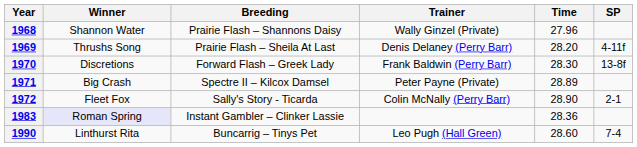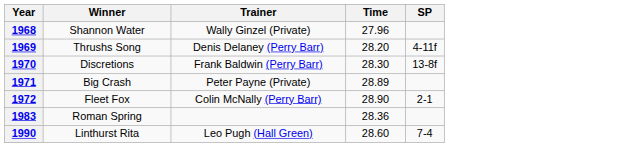- column: (265, 13)
(107, 116) lavender background -> (107, 116) no background
